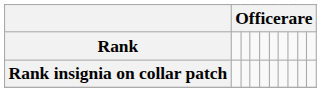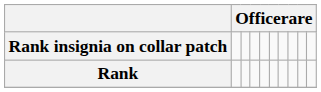rows swapped: (118, 73) <-> (118, 45)
